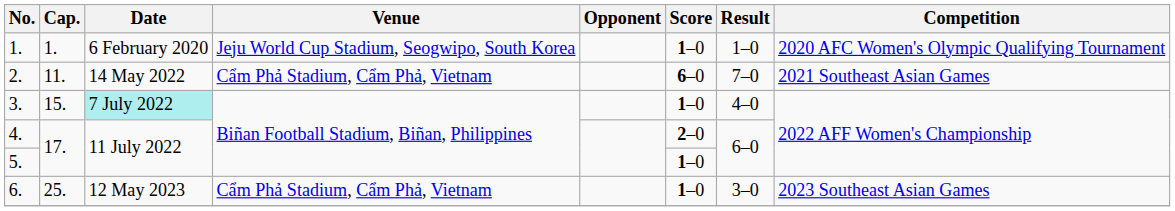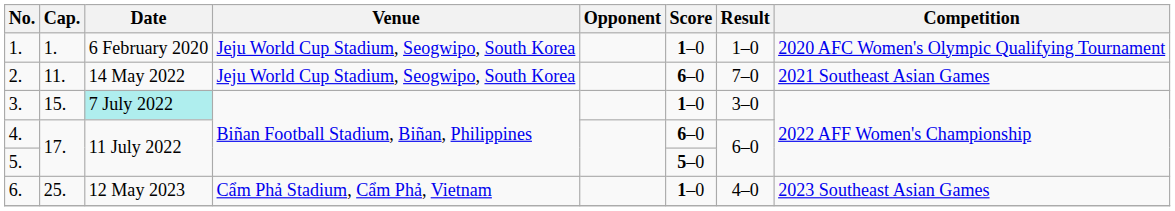(354, 76) Cẩm Phả Stadium, Cẩm Phả, Vietnam -> (396, 76) Jeju World Cup Stadium, Seogwipo, South Korea
(745, 104) 4–0 -> (745, 104) 3–0
(691, 133) 2–0 -> (691, 133) 6–0
(691, 162) 1–0 -> (691, 162) 5–0
(745, 190) 3–0 -> (745, 190) 4–0
